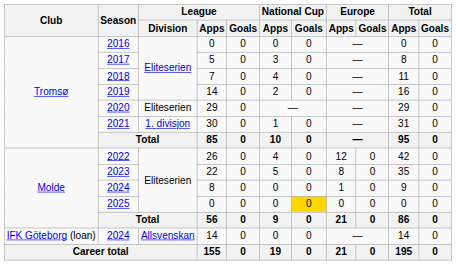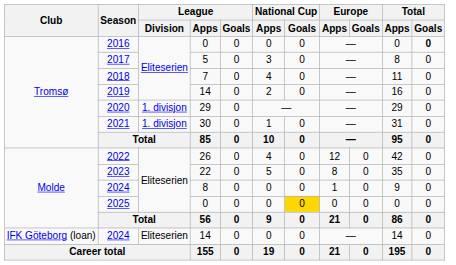(435, 44) normal -> (428, 44) bold
(168, 108) Eliteserien -> (164, 108) 1. divisjon
(168, 236) Allsvenskan -> (164, 236) Eliteserien
